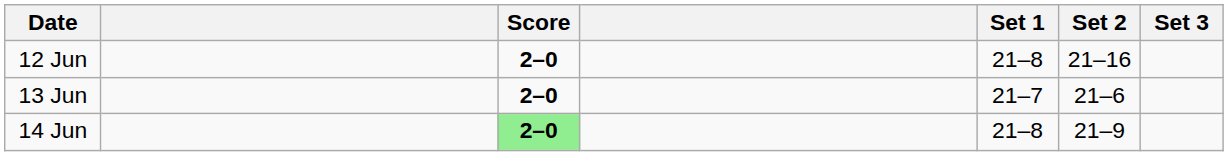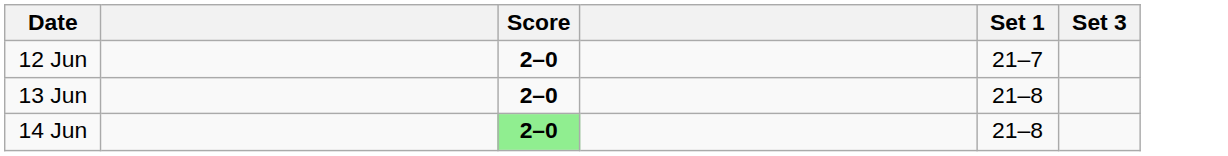- column: (1099, 22)
(1017, 58) 21–8 -> (1017, 58) 21–7
(1017, 95) 21–7 -> (1017, 95) 21–8
